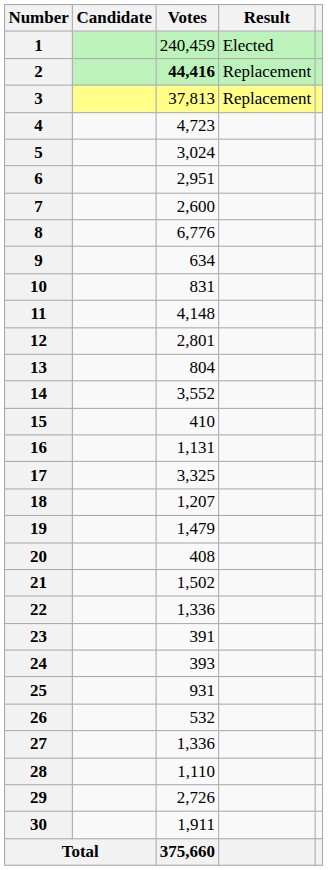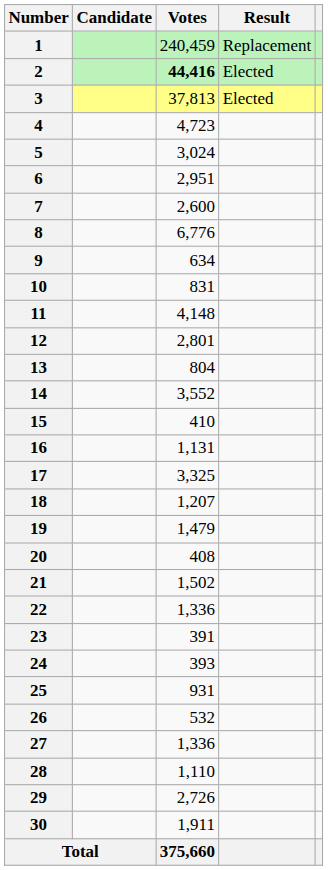(248, 44) Elected -> (267, 44) Replacement
(267, 71) Replacement -> (248, 71) Elected
(267, 98) Replacement -> (248, 98) Elected
